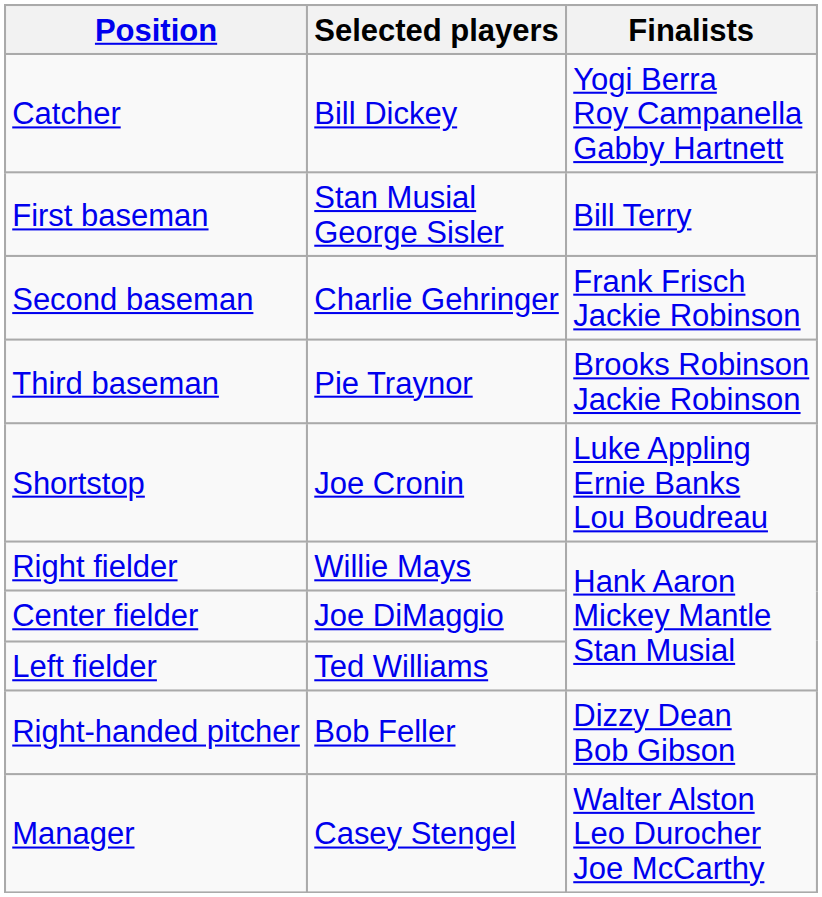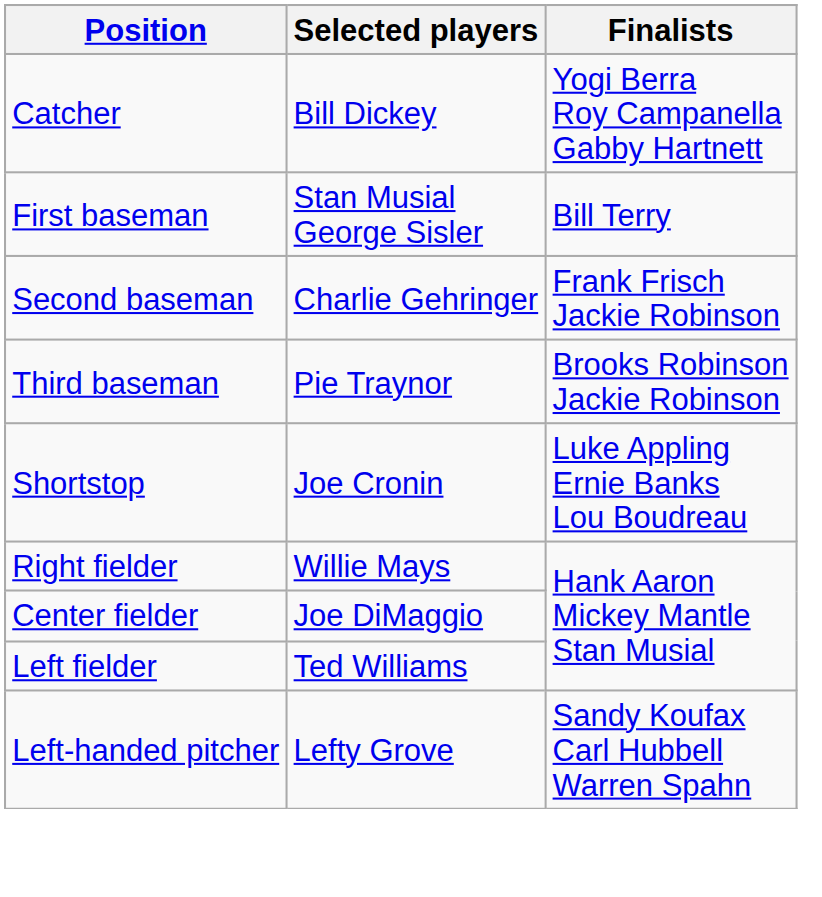- row: (156, 732)
+ row: (146, 749)
- row: (73, 833)
